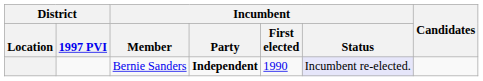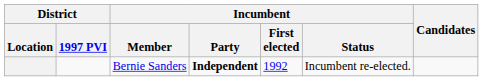(276, 66) 1990 -> (276, 66) 1992
(358, 66) lavender background -> (358, 66) no background
